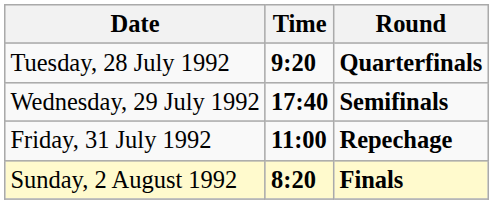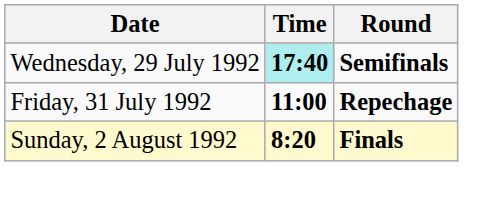- row: (120, 62)
(300, 101) no background -> (300, 62) paleturquoise background
